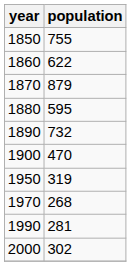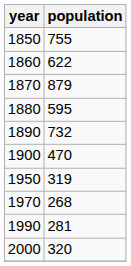(60, 249) 302 -> (60, 249) 320
